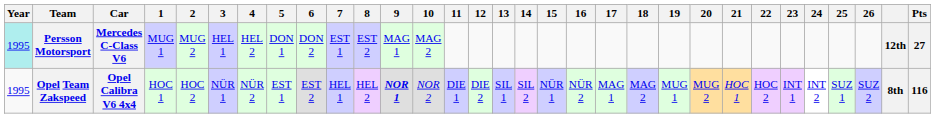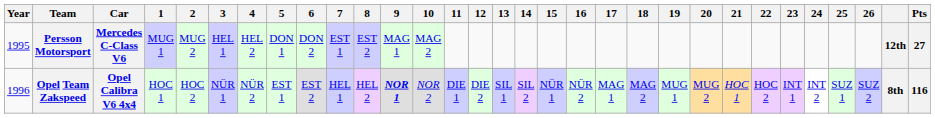(18, 45) paleturquoise background -> (18, 45) no background
(18, 90) 1995 -> (18, 90) 1996
